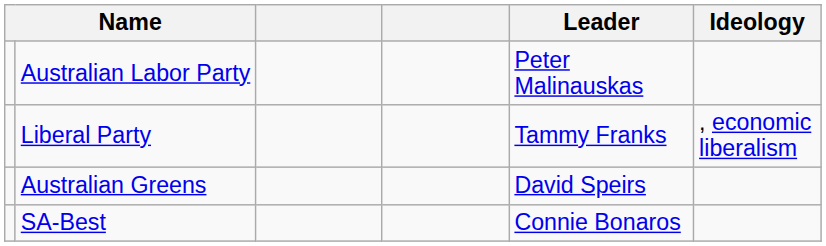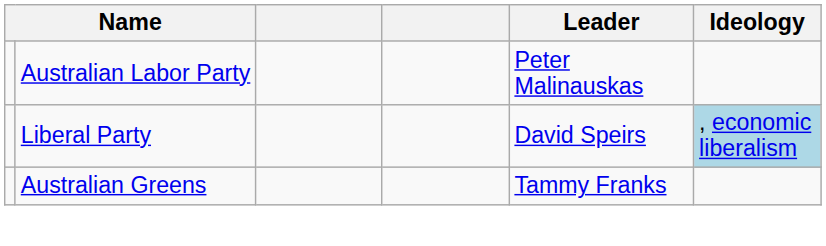(590, 135) Tammy Franks -> (580, 135) David Speirs
(755, 135) no background -> (755, 135) lightblue background
(580, 185) David Speirs -> (590, 185) Tammy Franks
- row: (63, 222)
